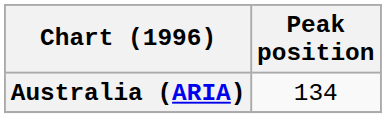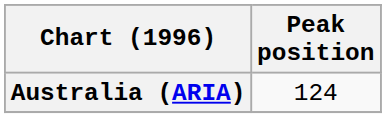(316, 93) 134 -> (316, 93) 124
